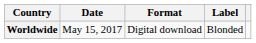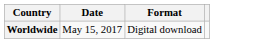- column: (225, 13)
